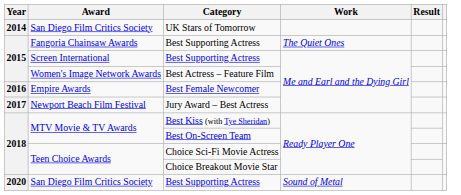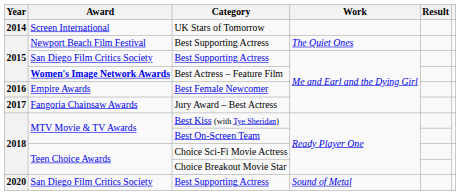(92, 27) San Diego Film Critics Society -> (70, 27) Screen International
(84, 43) Fangoria Chainsaw Awards -> (88, 43) Newport Beach Film Festival
(70, 58) Screen International -> (92, 58) San Diego Film Critics Society
(96, 74) normal -> (100, 74) bold
(88, 105) Newport Beach Film Festival -> (84, 105) Fangoria Chainsaw Awards
